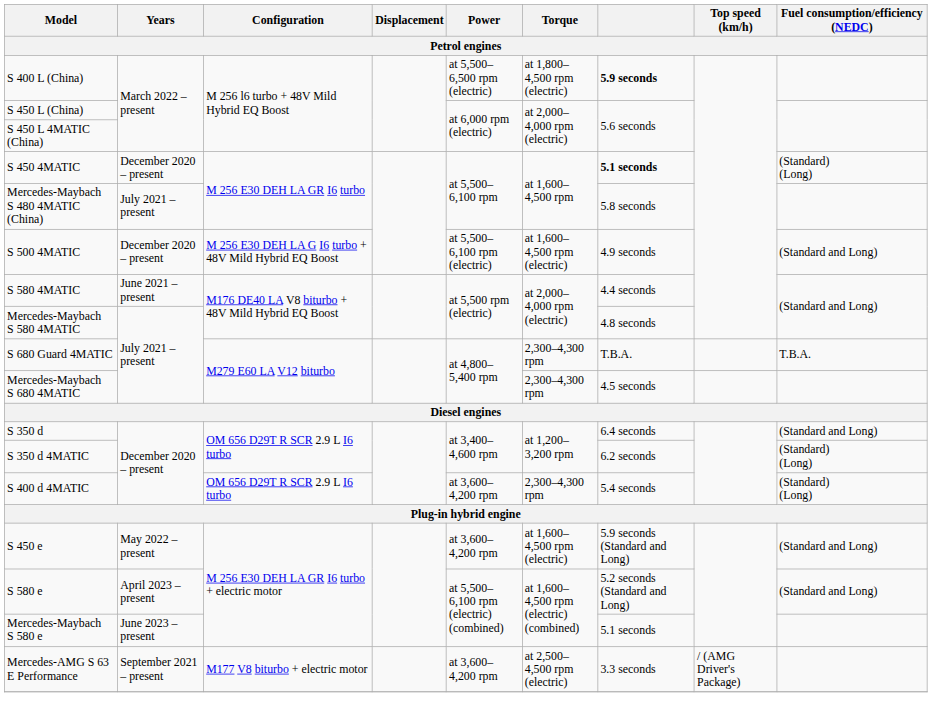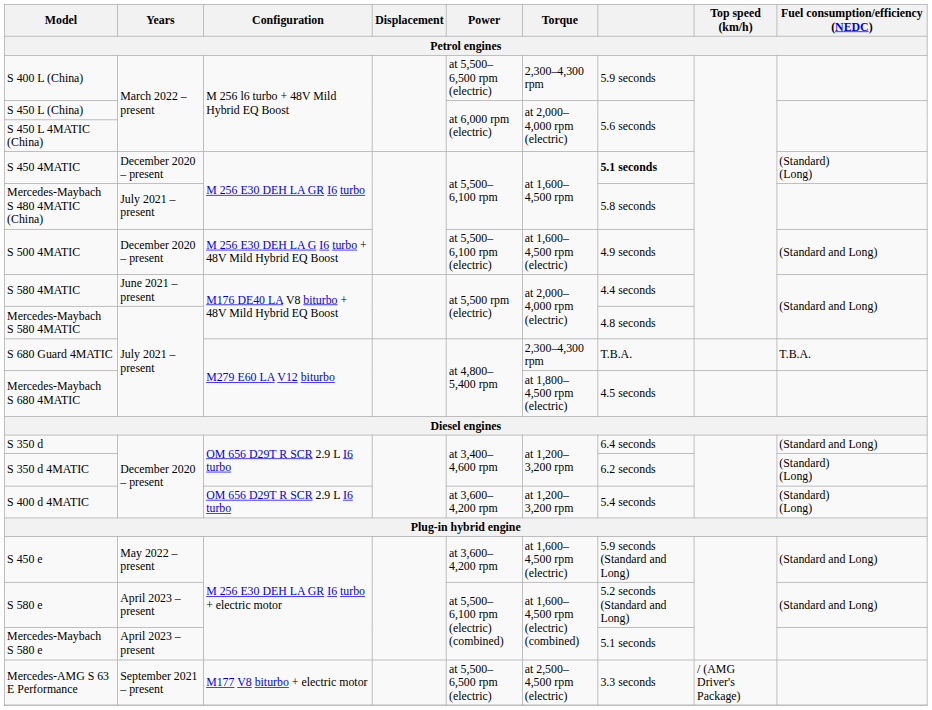(549, 78) at 1,800–4,500 rpm (electric) -> (554, 78) 2,300–4,300 rpm
(629, 78) bold -> (628, 78) normal
(554, 386) 2,300–4,300 rpm -> (549, 393) at 1,800–4,500 rpm (electric)
(554, 488) 2,300–4,300 rpm -> (549, 502) at 1,200–3,200 rpm
(149, 630) June 2023 – present -> (151, 643) April 2023 – present
(473, 669) at 3,600–4,200 rpm -> (473, 682) at 5,500–6,500 rpm (electric)
